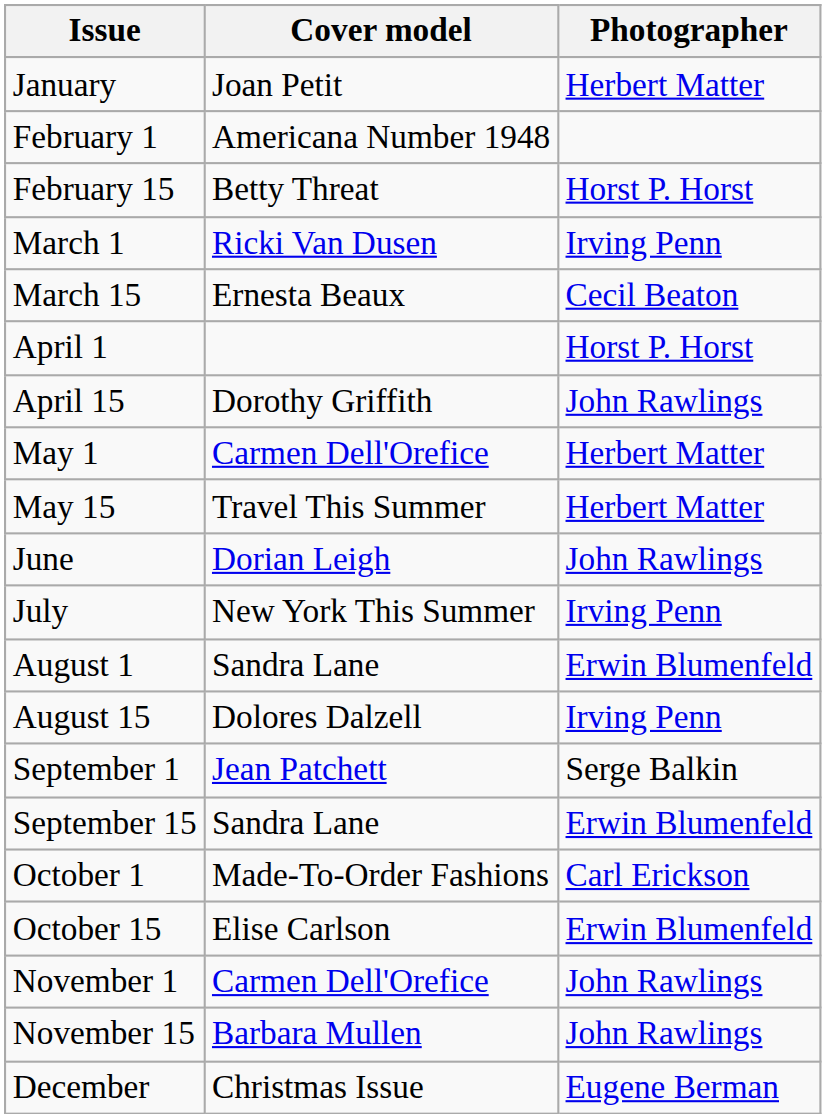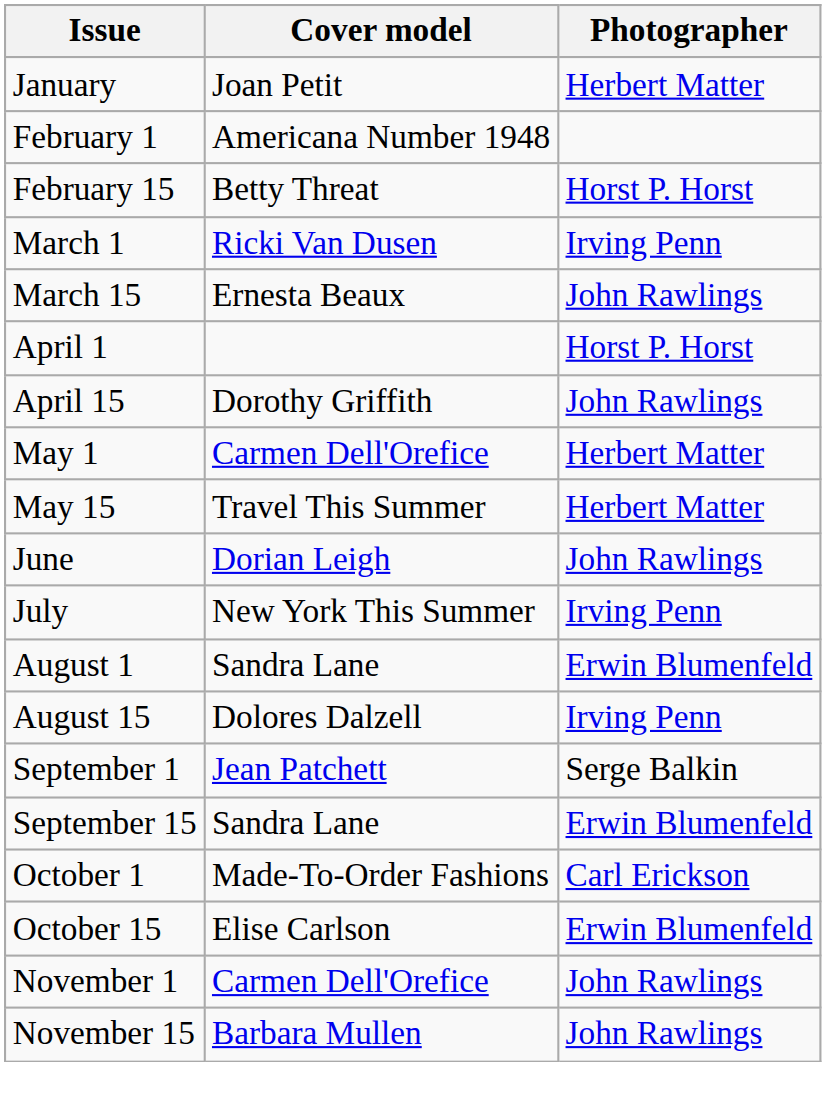(652, 294) Cecil Beaton -> (664, 294) John Rawlings
- row: (81, 1086)
